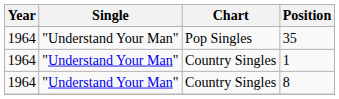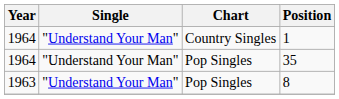rows swapped: (286, 60) <-> (290, 37)
(22, 82) 1964 -> (22, 82) 1963
(231, 82) Country Singles -> (219, 82) Pop Singles
